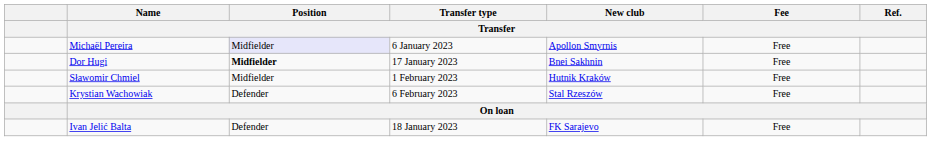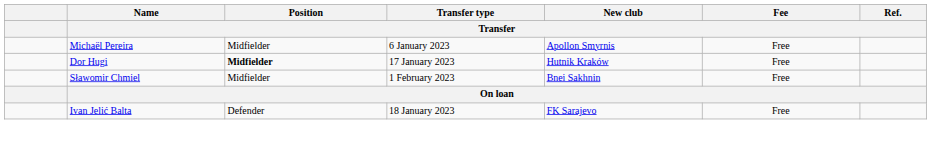(253, 45) lavender background -> (249, 45) no background
(576, 61) Bnei Sakhnin -> (578, 61) Hutnik Kraków
(580, 77) Hutnik Kraków -> (574, 77) Bnei Sakhnin
- row: (111, 94)
